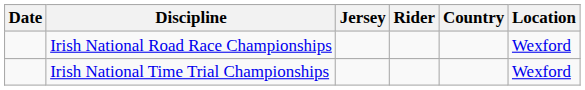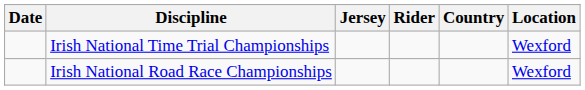rows swapped: (190, 71) <-> (191, 44)
